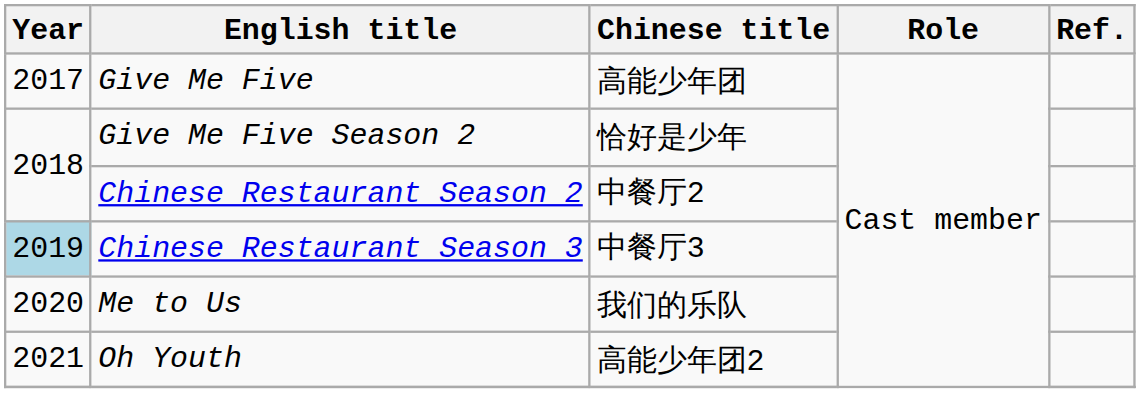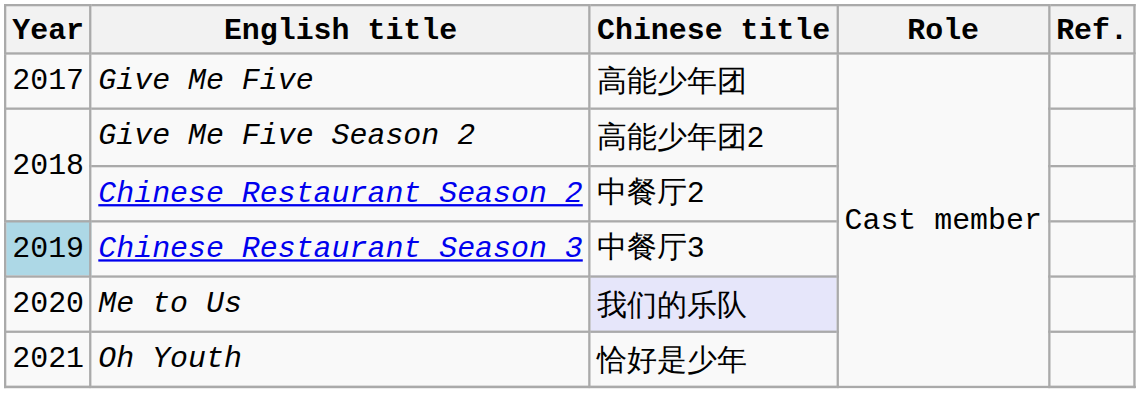(672, 138) 恰好是少年 -> (681, 138) 高能少年团2
(672, 305) no background -> (672, 305) lavender background
(681, 361) 高能少年团2 -> (672, 361) 恰好是少年
